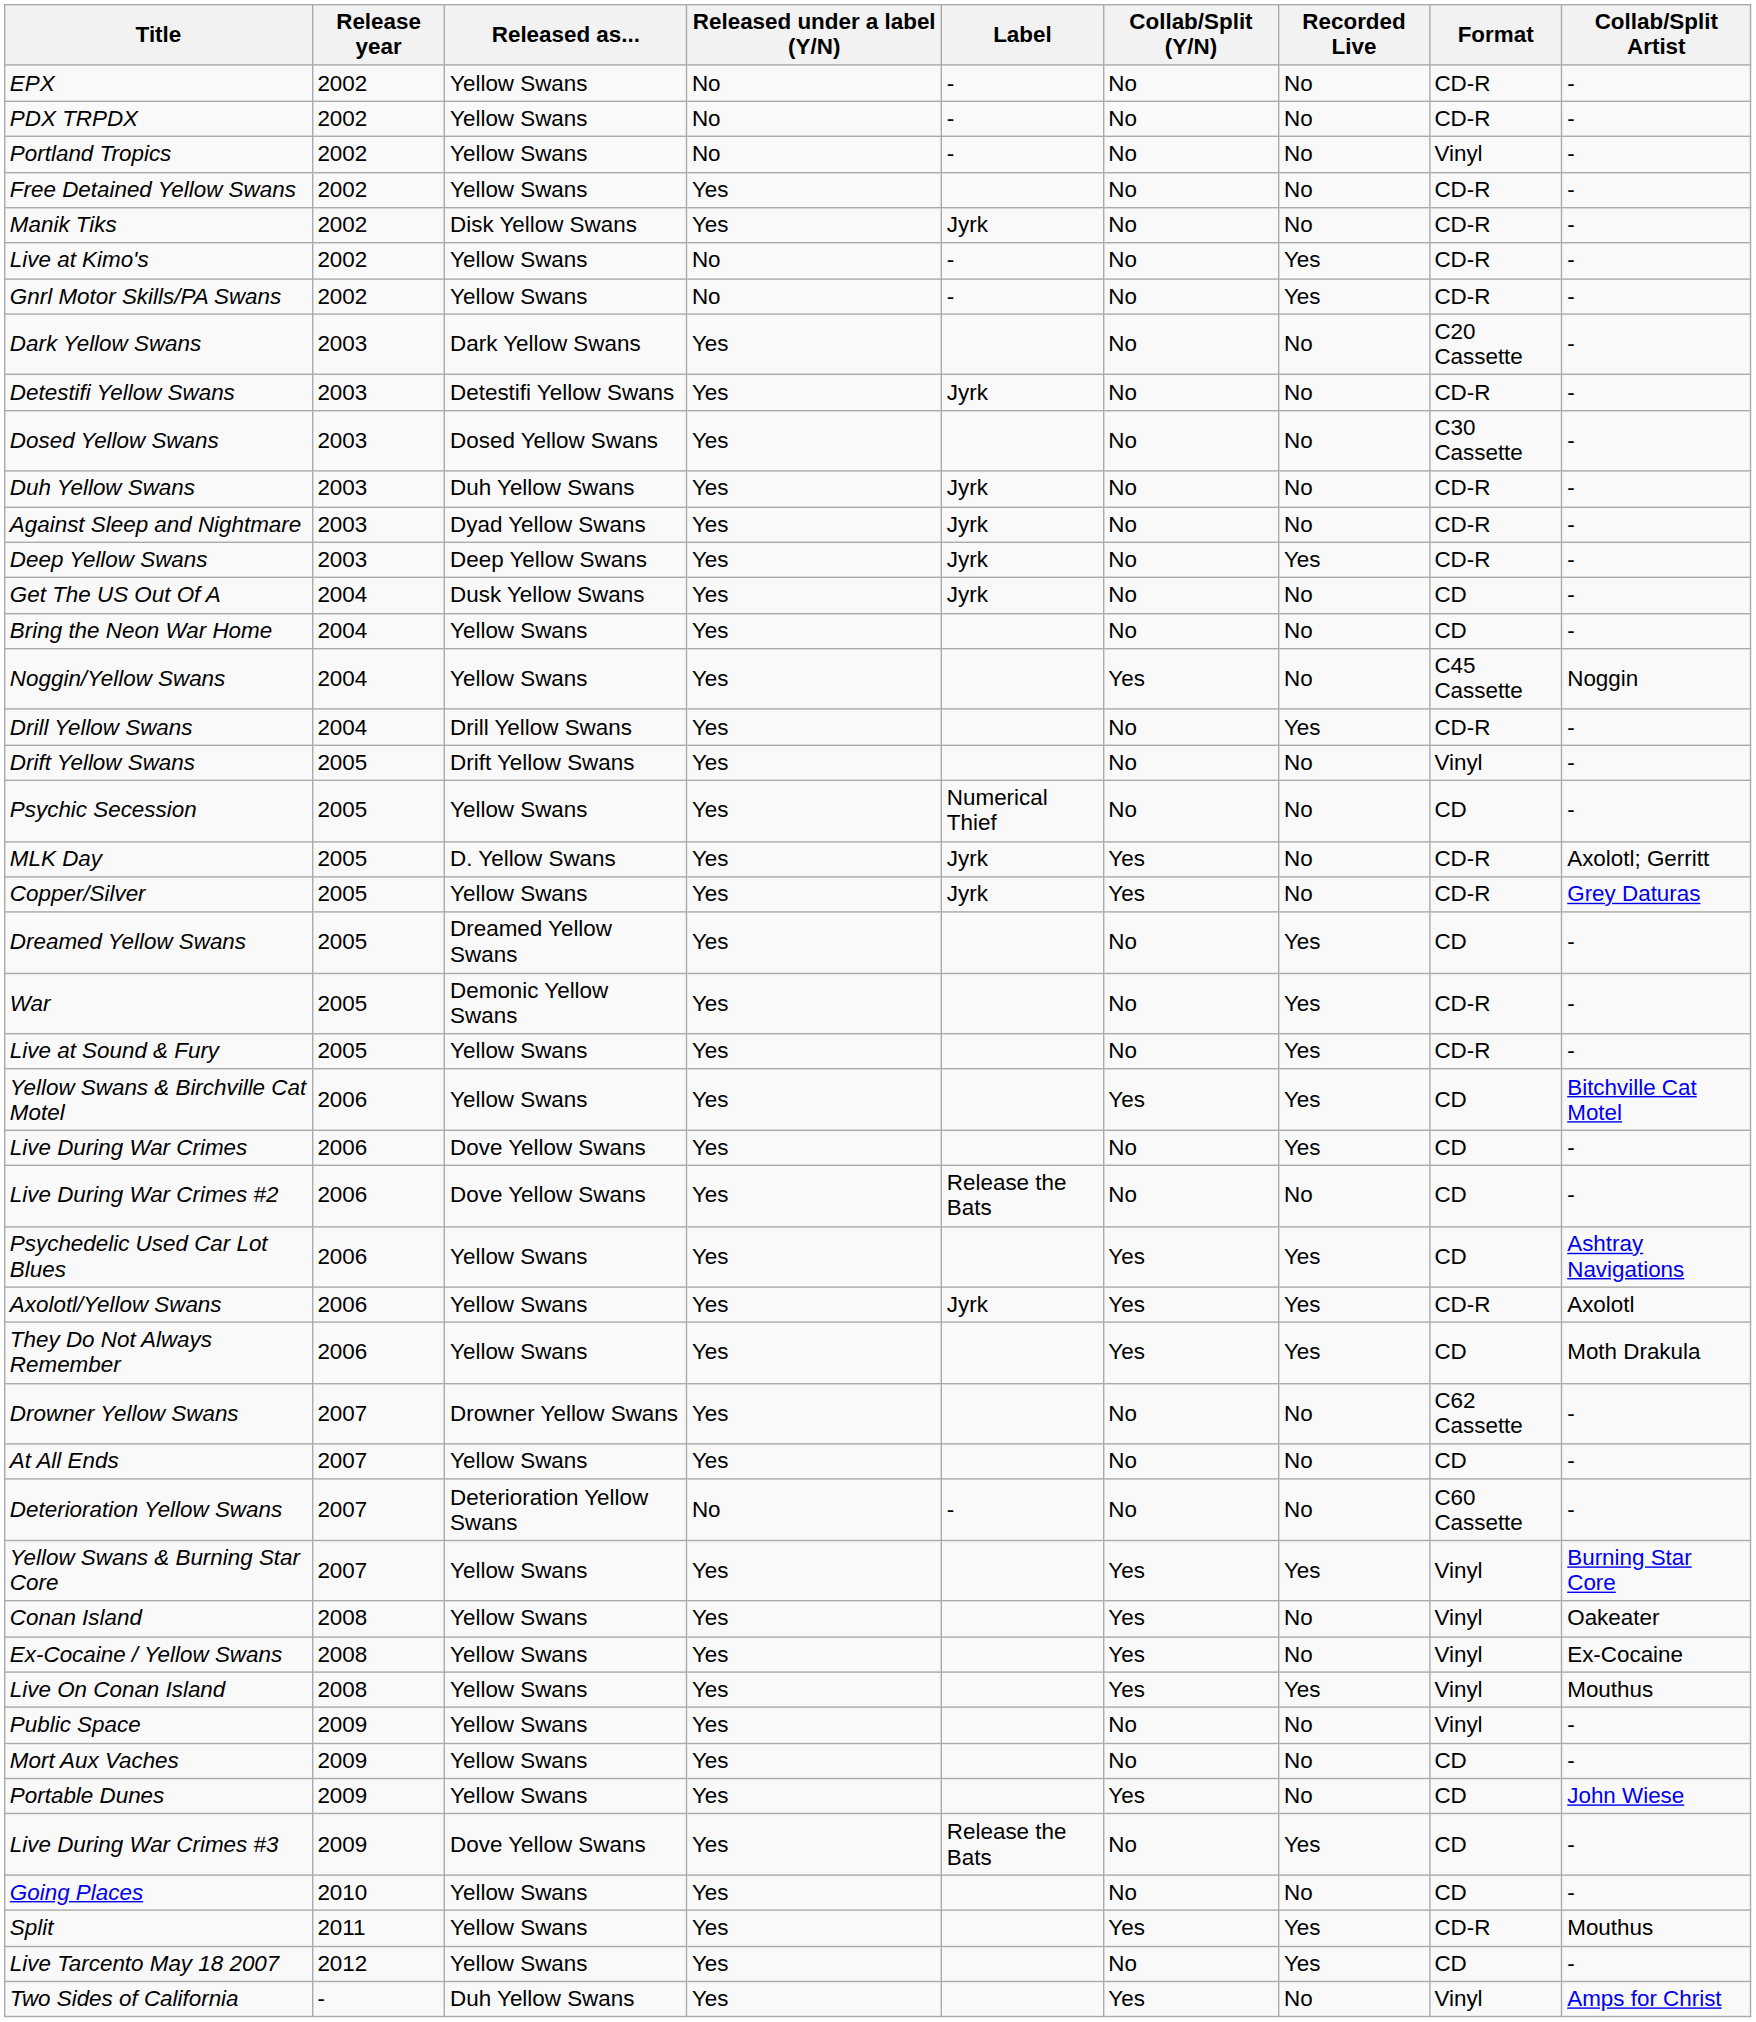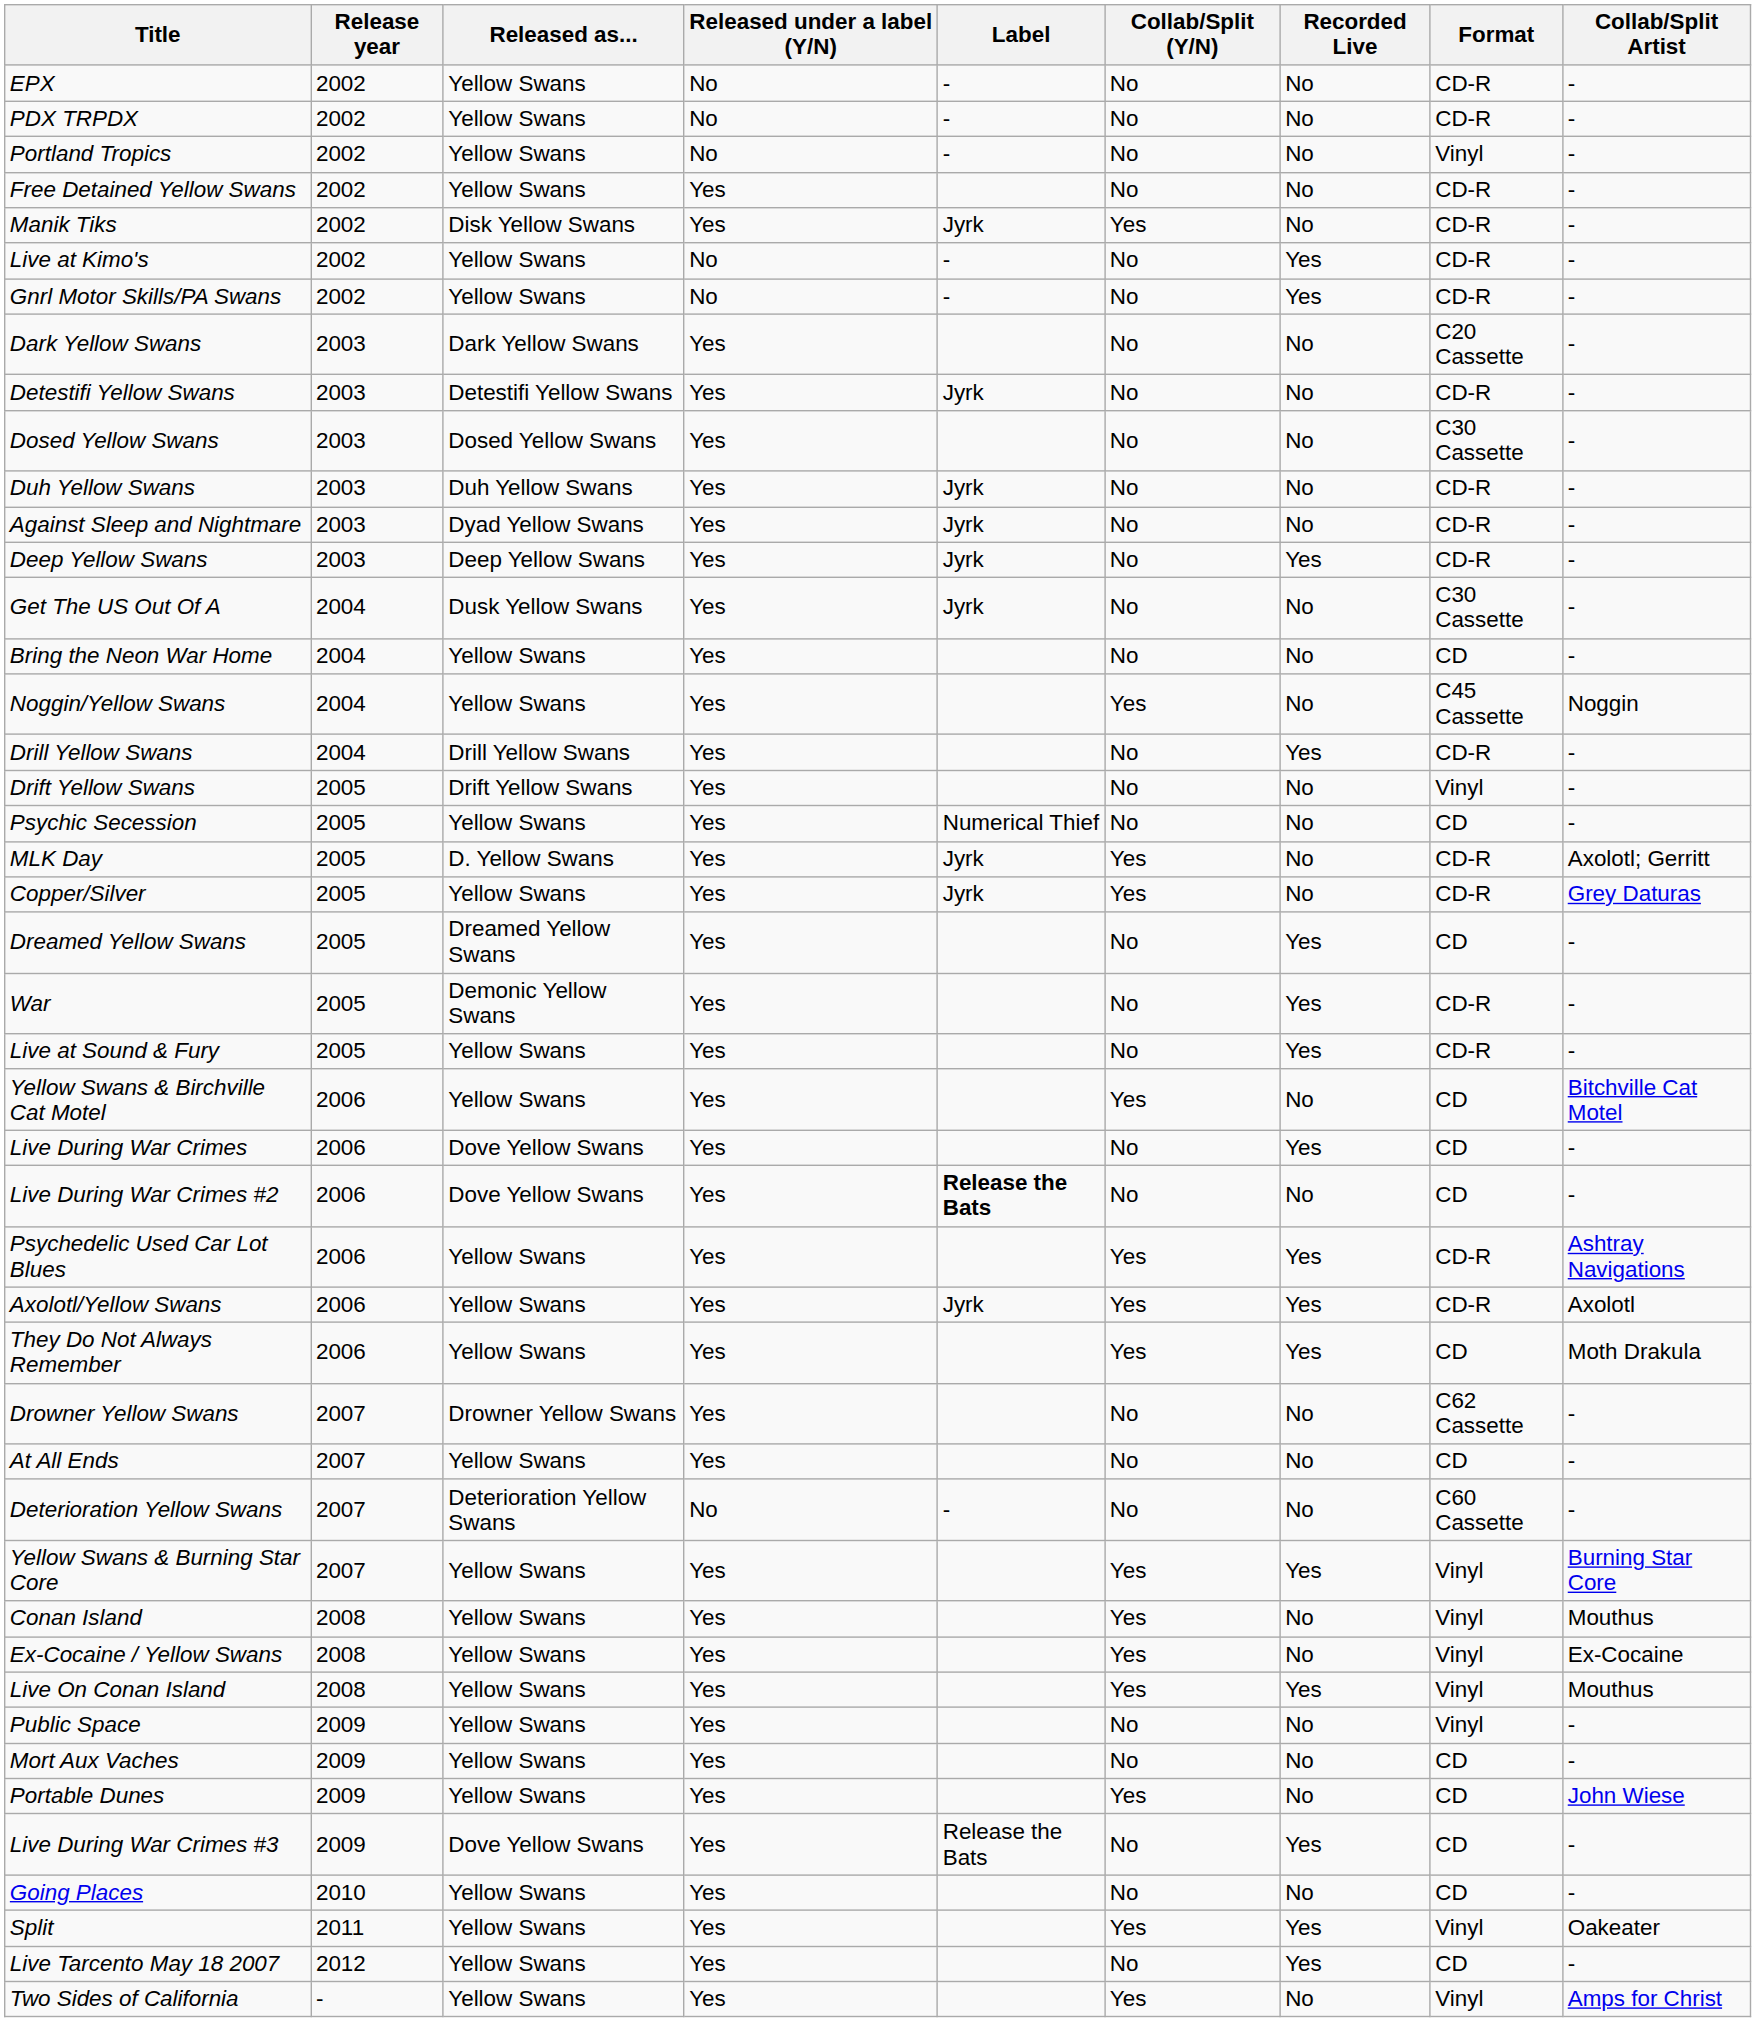(1123, 225) No -> (1128, 225) Yes
(1451, 595) CD -> (1479, 607) C30 Cassette
(1302, 1099) Yes -> (1299, 1099) No
(1007, 1195) normal -> (1005, 1195) bold
(1451, 1256) CD -> (1463, 1256) CD-R
(1613, 1618) Oakeater -> (1611, 1618) Mouthus
(1462, 1927) CD-R -> (1459, 1927) Vinyl
(1610, 1927) Mouthus -> (1614, 1927) Oakeater
(542, 1998) Duh Yellow Swans -> (517, 1998) Yellow Swans
